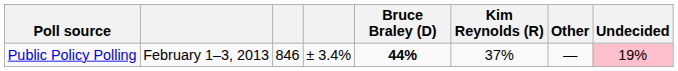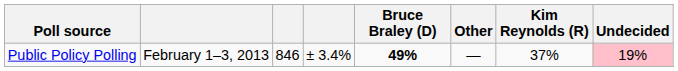columns swapped: (499, 24) <-> (570, 32)
(403, 54) 44% -> (403, 54) 49%
